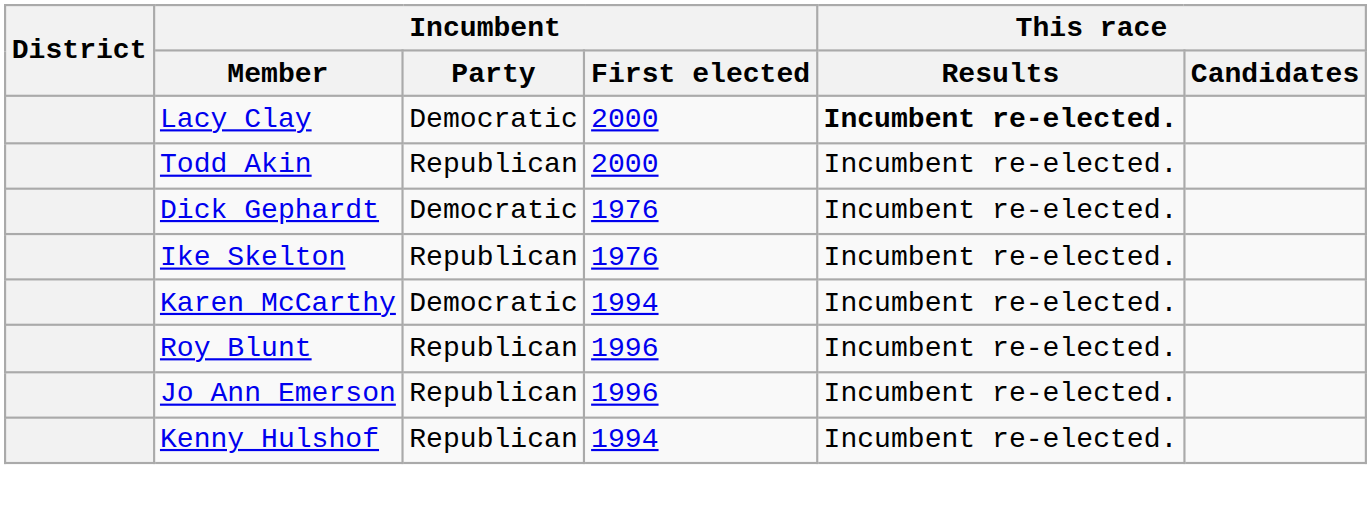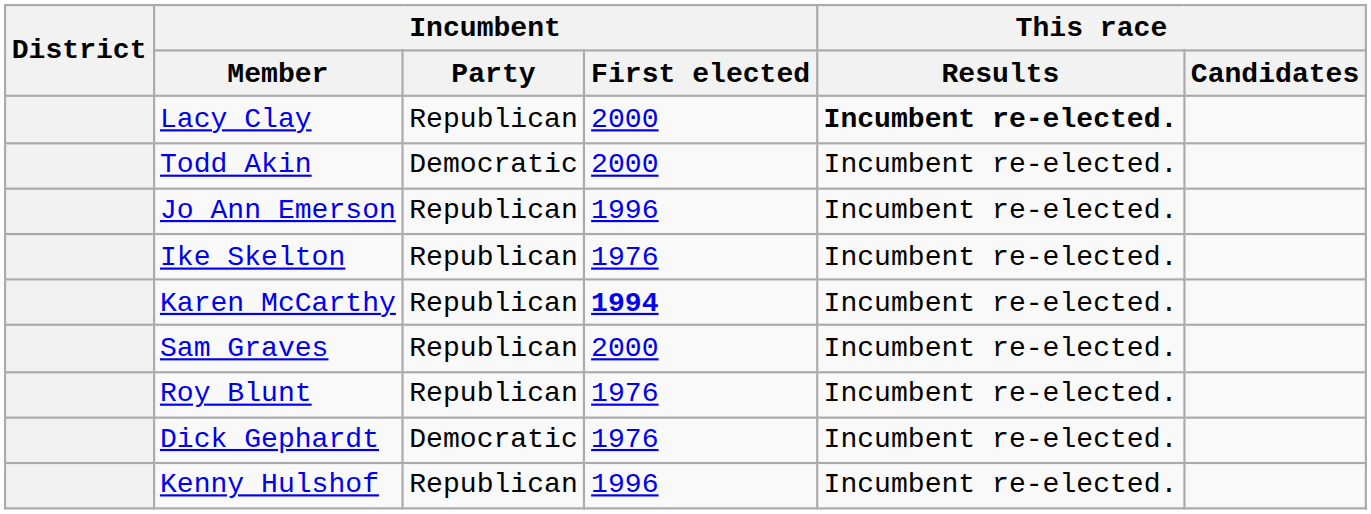(493, 119) Democratic -> (493, 119) Republican
(493, 165) Republican -> (493, 165) Democratic
rows swapped: (269, 211) <-> (278, 394)
(493, 303) Democratic -> (493, 303) Republican
(625, 303) normal -> (625, 303) bold
+ row: (244, 348)
(625, 348) 1996 -> (625, 394) 1976
(625, 440) 1994 -> (625, 486) 1996
